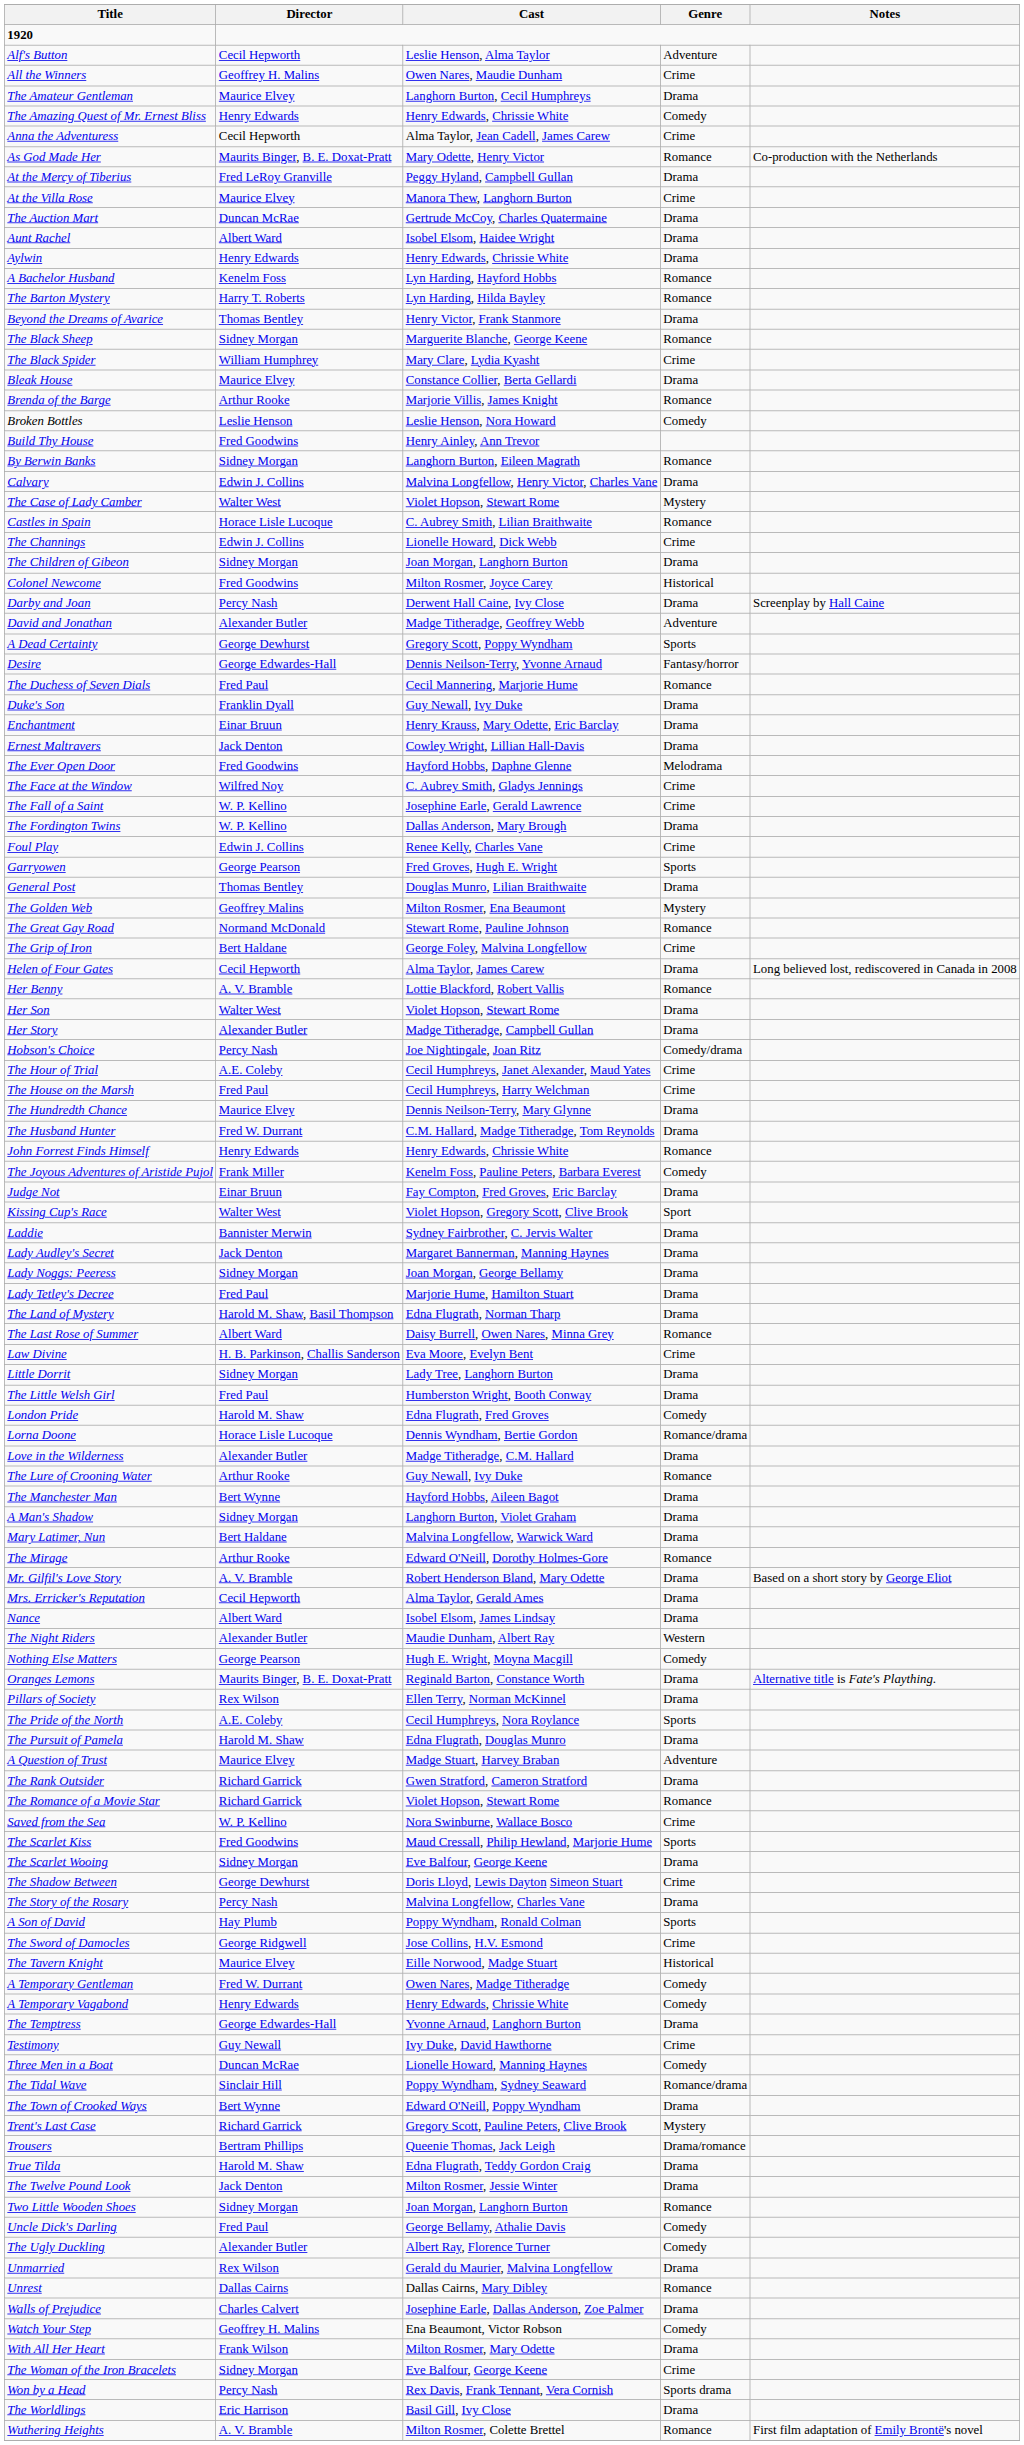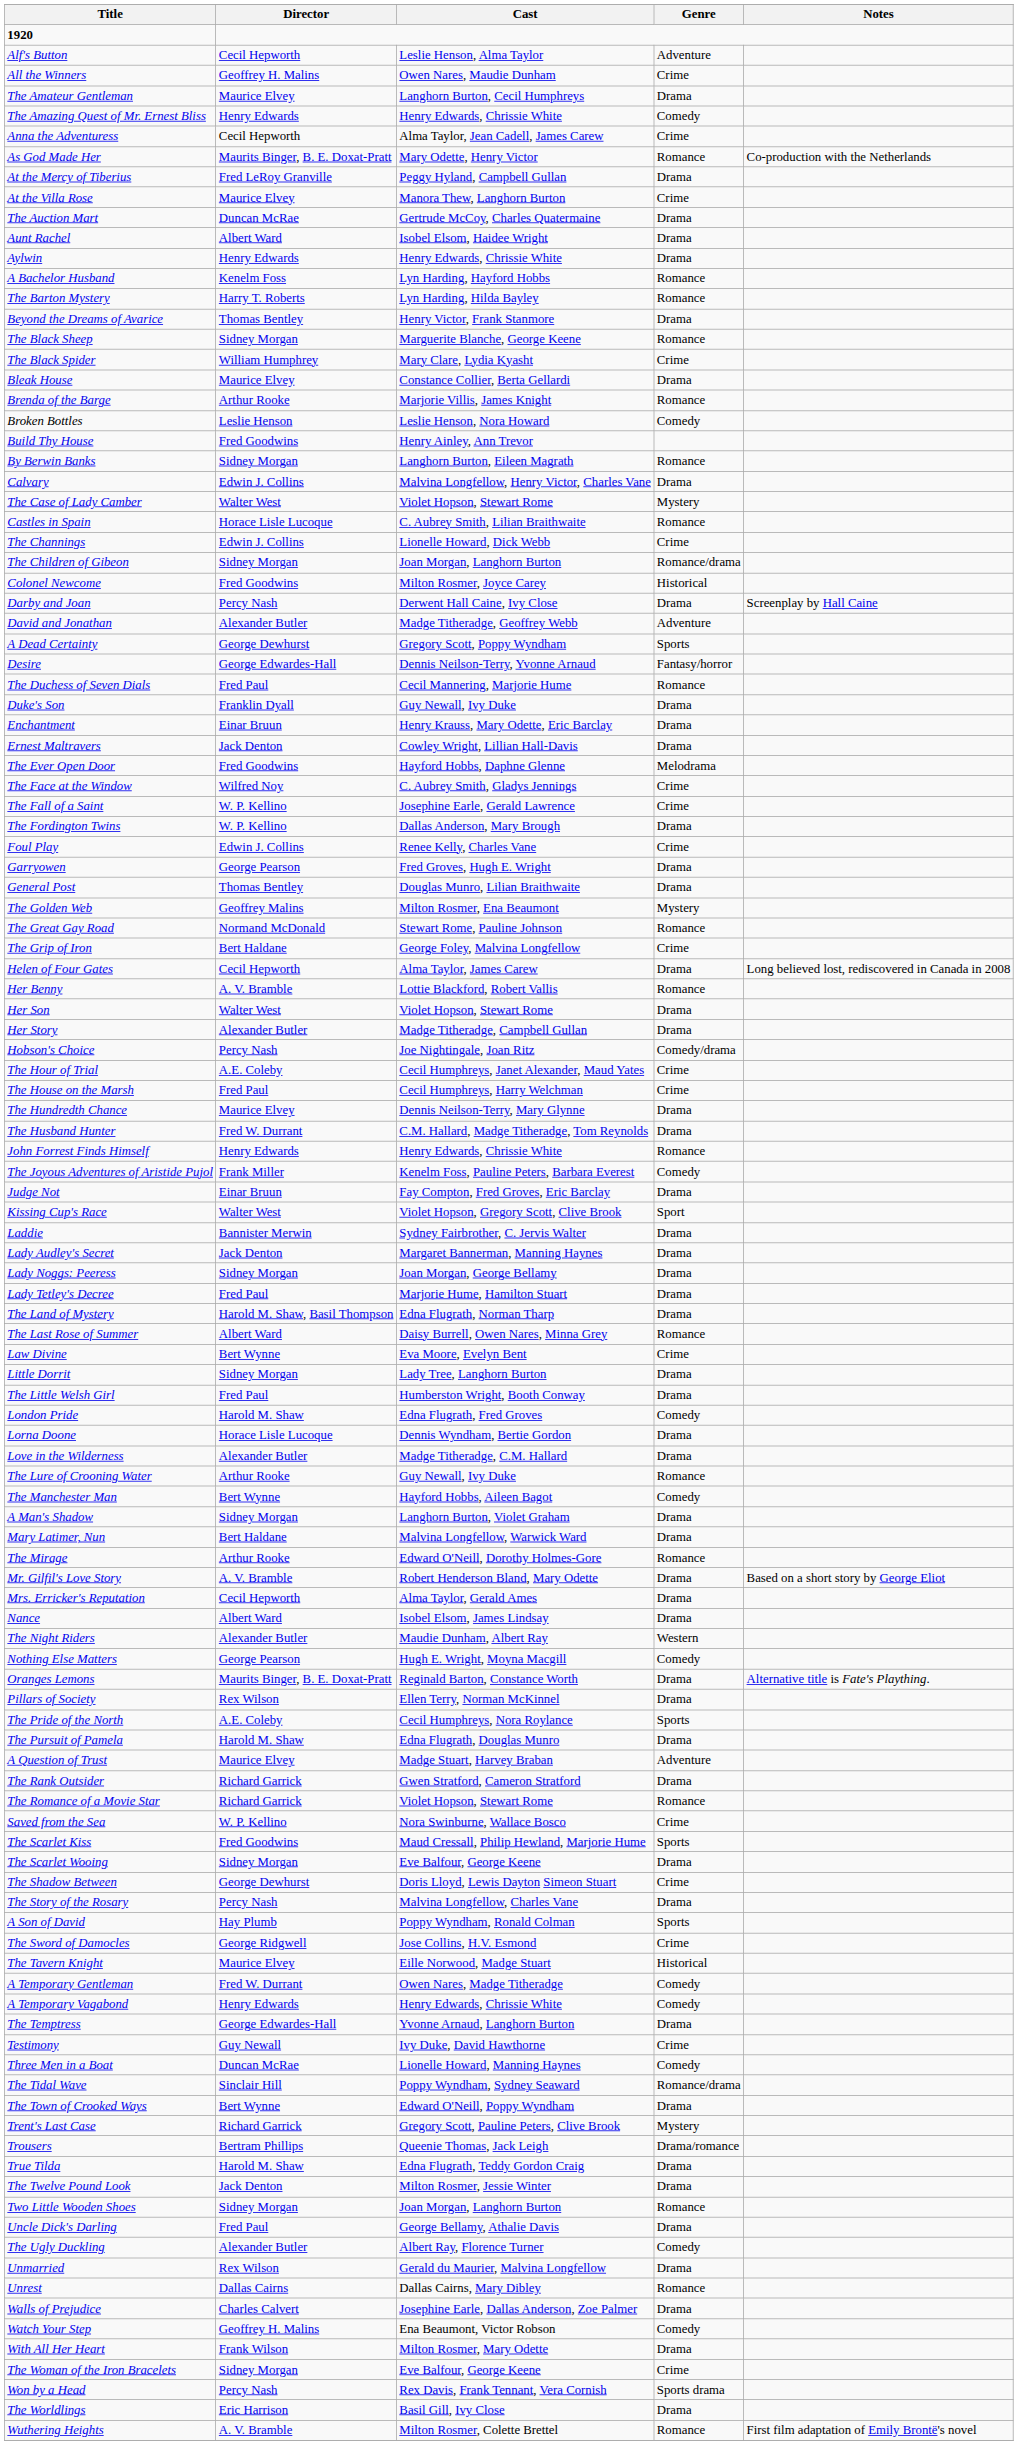(681, 562) Drama -> (699, 562) Romance/drama
(680, 867) Sports -> (674, 867) Drama
(309, 1354) H. B. Parkinson, Challis Sanderson -> (249, 1354) Bert Wynne
(705, 1435) Romance/drama -> (674, 1435) Drama
(681, 1496) Drama -> (679, 1496) Comedy
(685, 2227) Comedy -> (674, 2227) Drama
